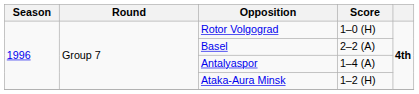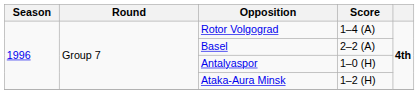(358, 30) 1–0 (H) -> (357, 30) 1–4 (A)
(357, 64) 1–4 (A) -> (358, 64) 1–0 (H)
